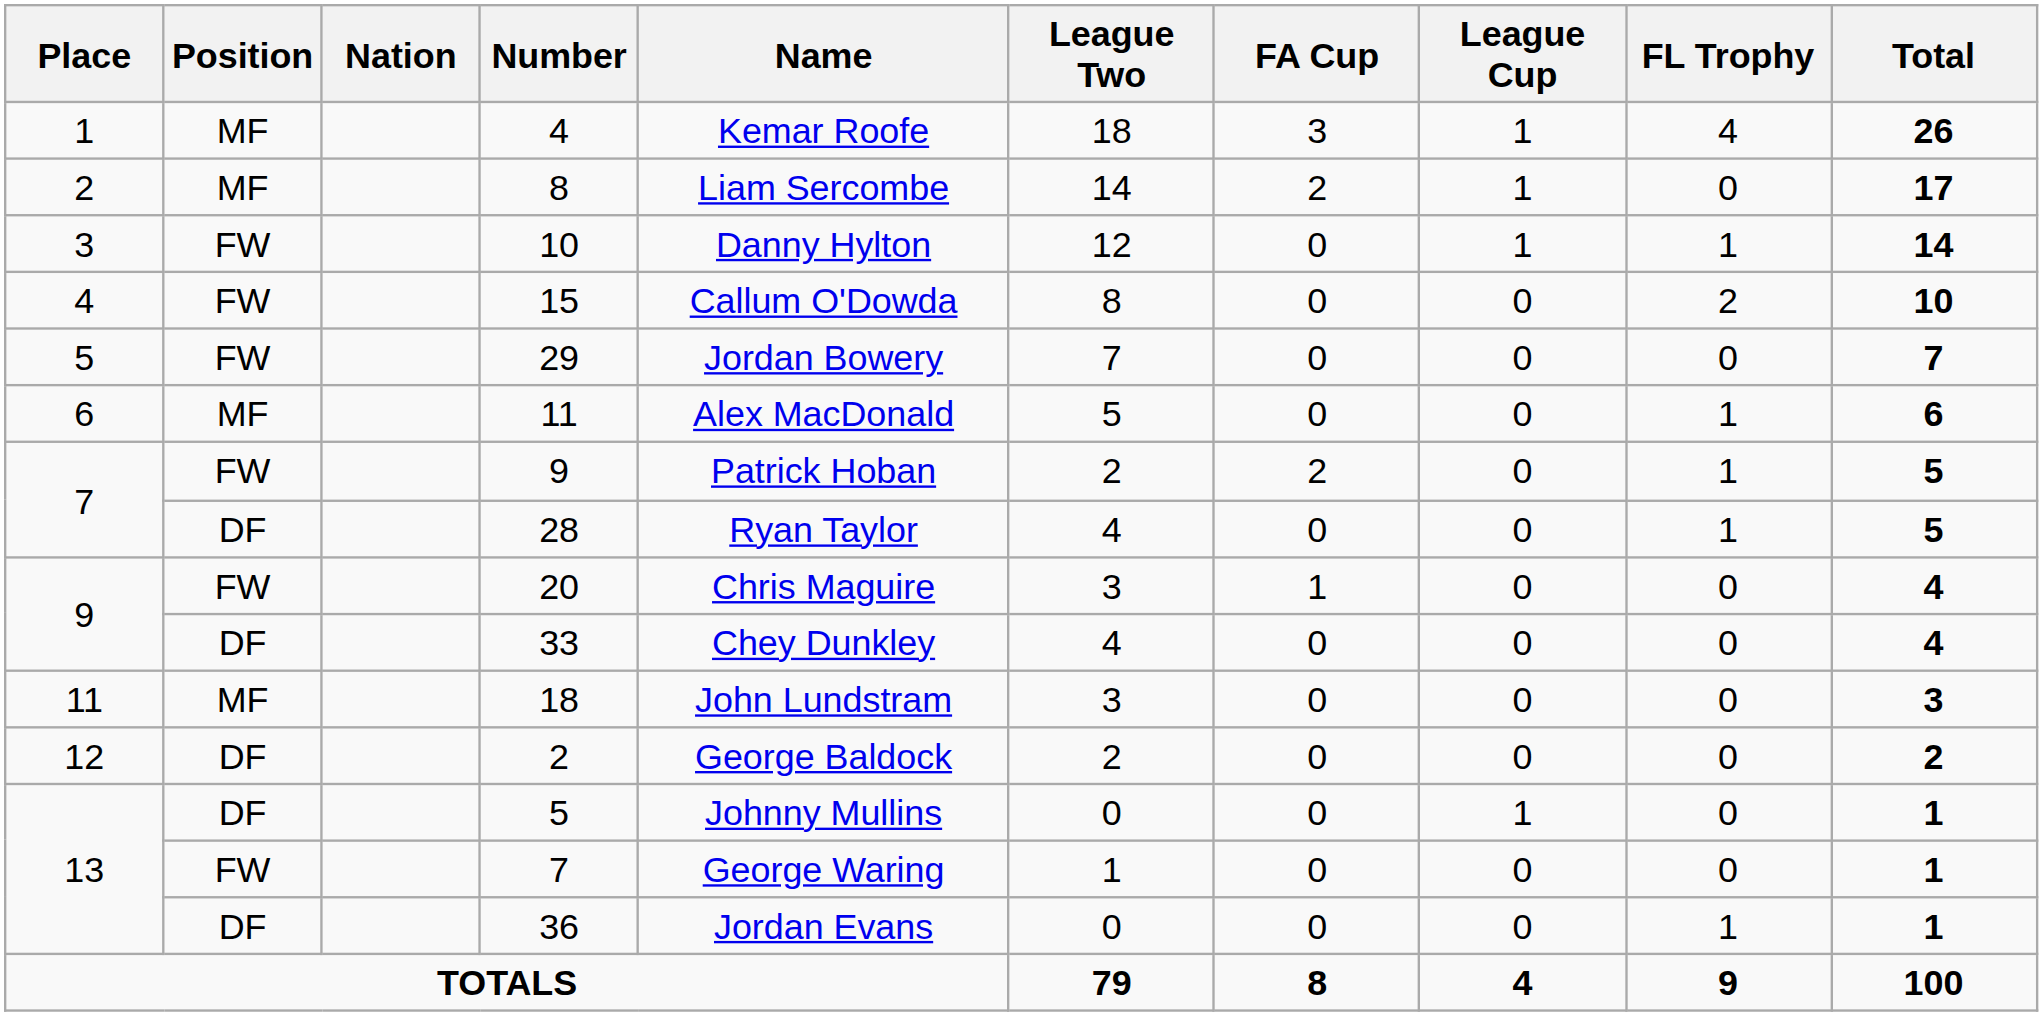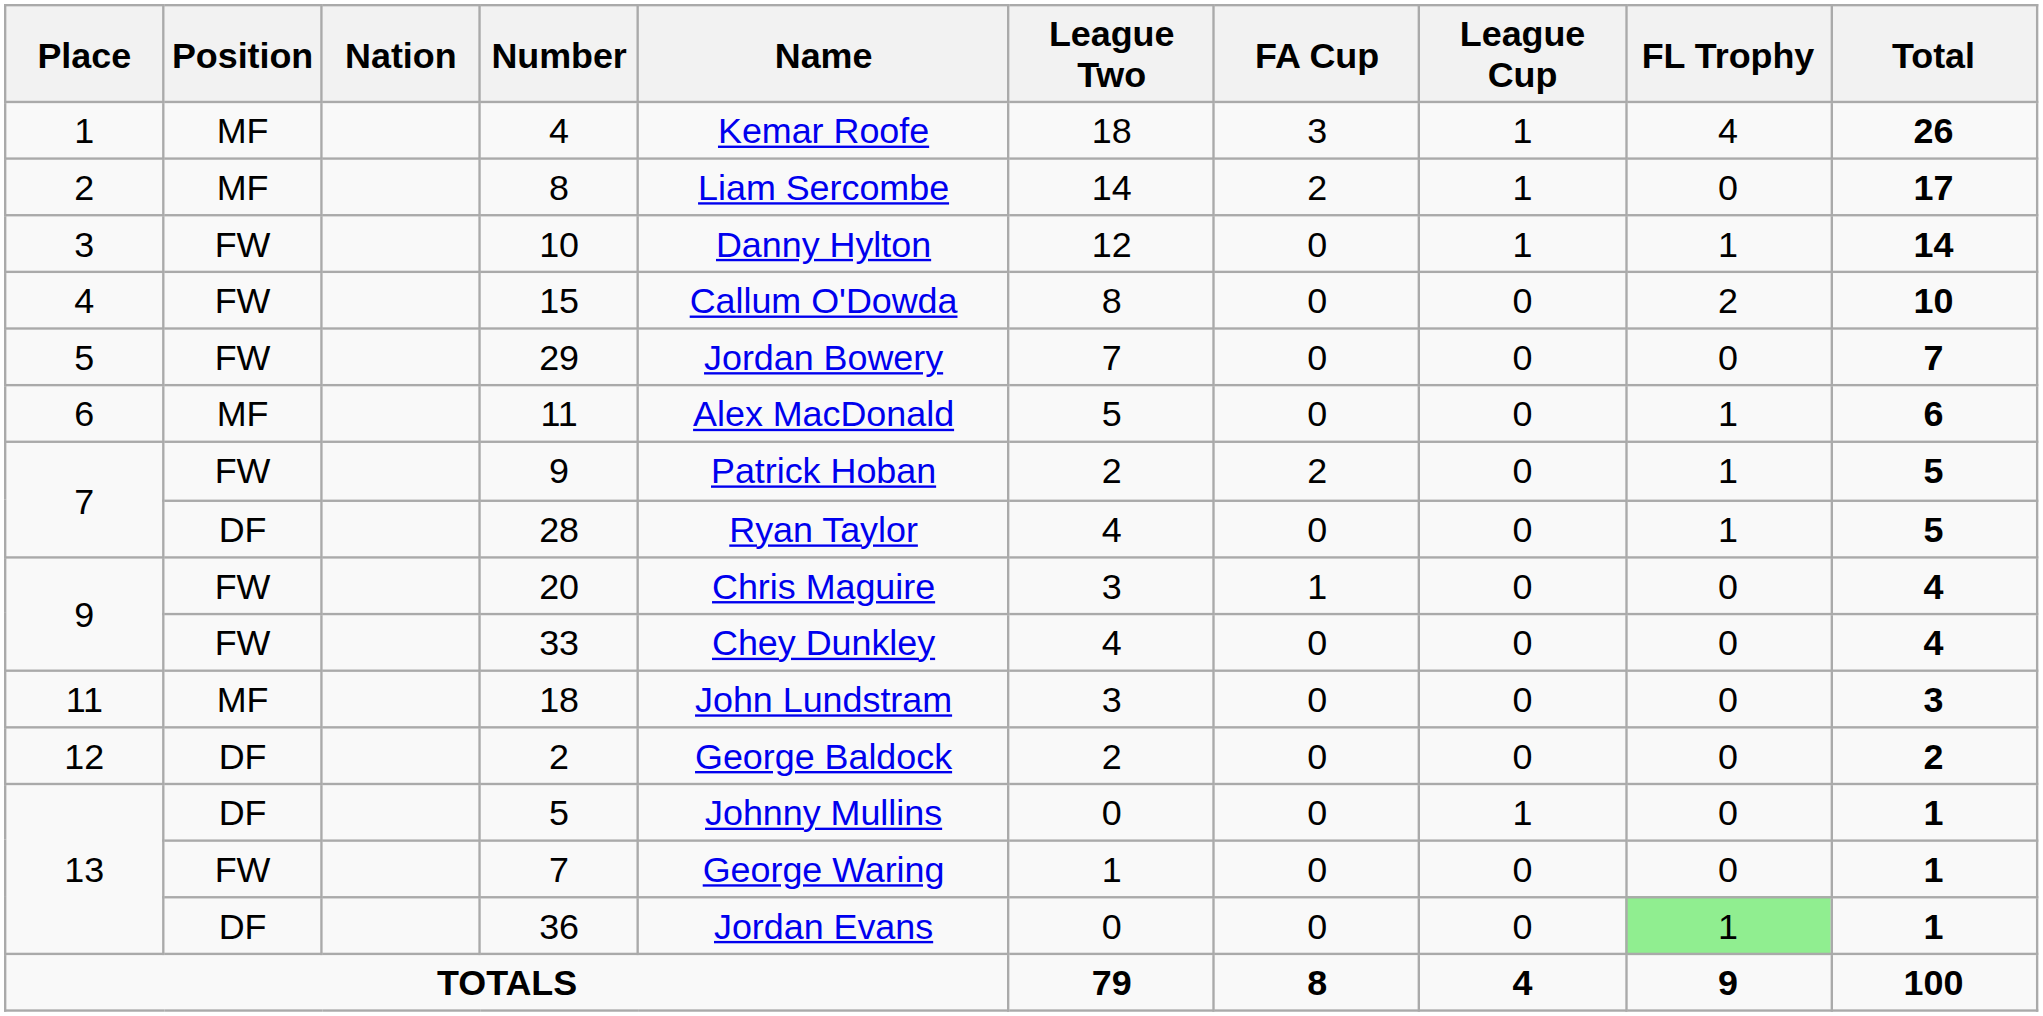(243, 642) DF -> (243, 642) FW
(1728, 926) no background -> (1728, 926) lightgreen background
